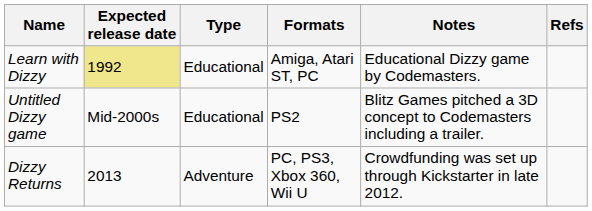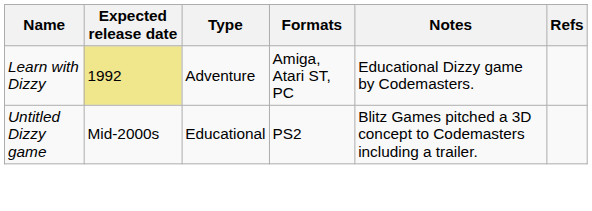(224, 66) Educational -> (220, 75) Adventure
- row: (35, 176)
